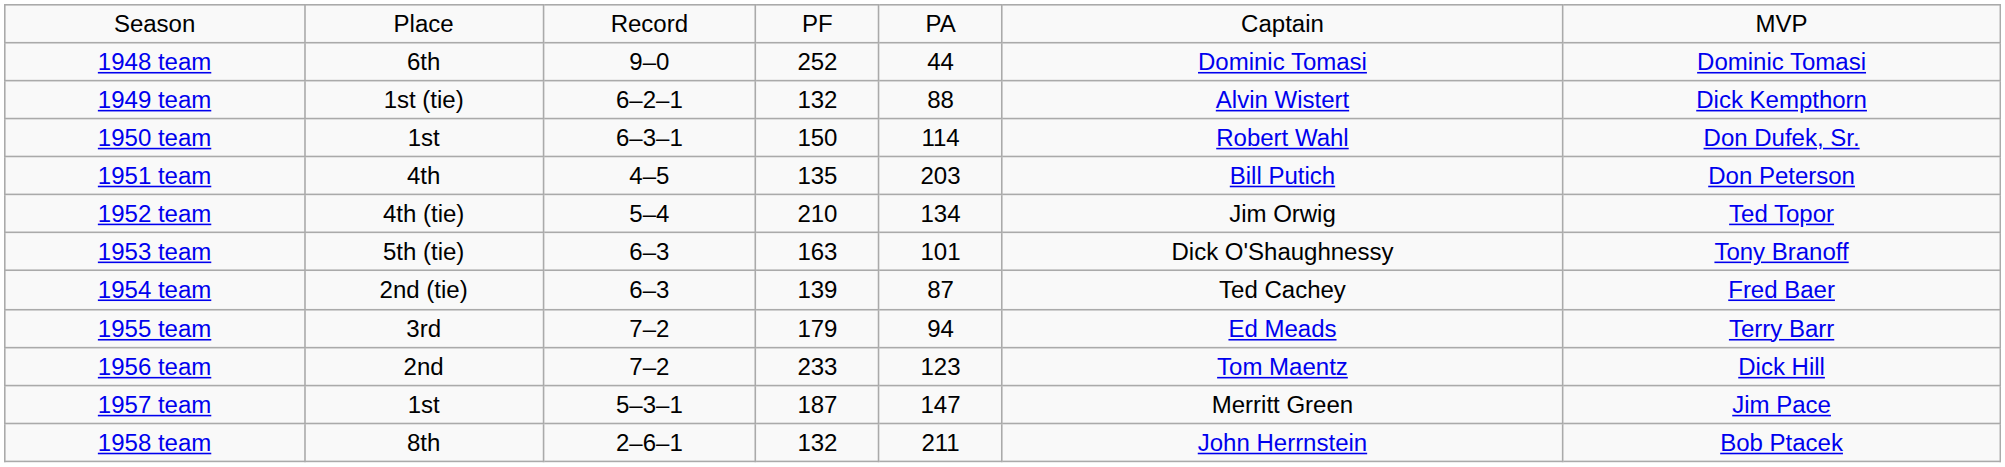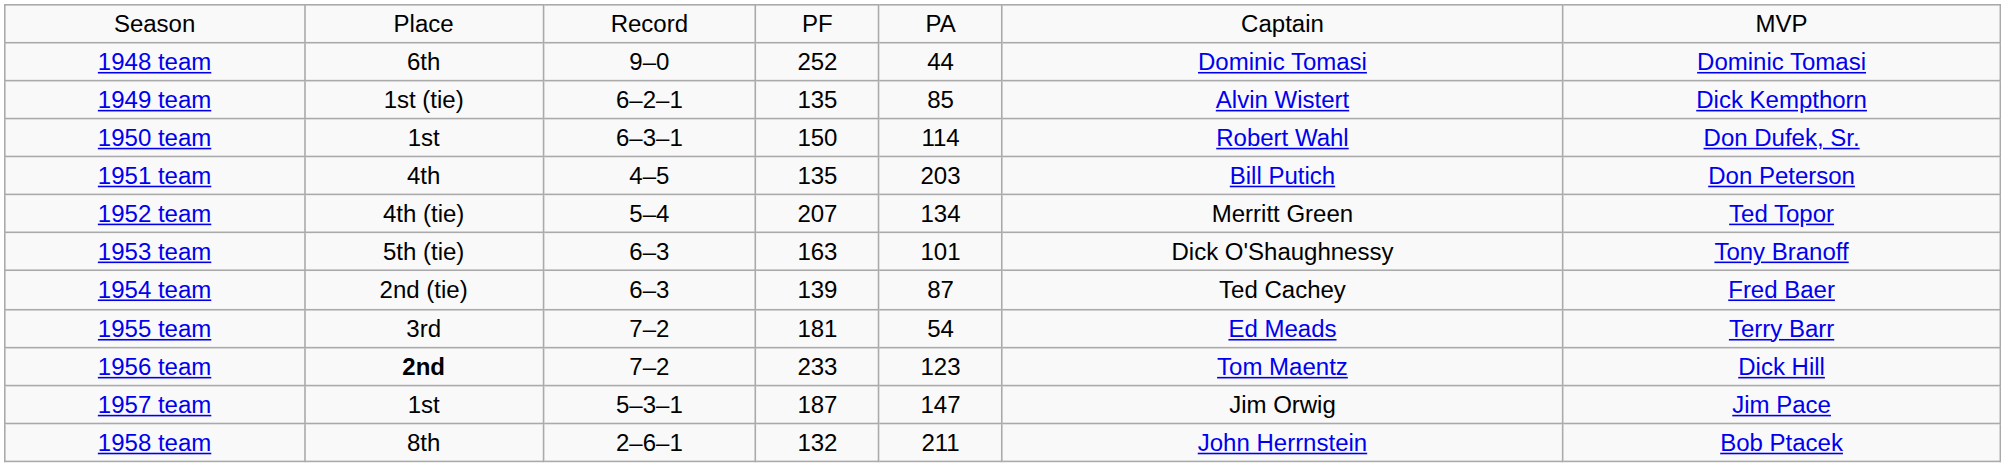(817, 100) 132 -> (817, 100) 135
(941, 100) 88 -> (941, 100) 85
(817, 214) 210 -> (817, 214) 207
(1282, 214) Jim Orwig -> (1282, 214) Merritt Green
(817, 328) 179 -> (817, 328) 181
(941, 328) 94 -> (941, 328) 54
(424, 366) normal -> (424, 366) bold
(1282, 404) Merritt Green -> (1282, 404) Jim Orwig
